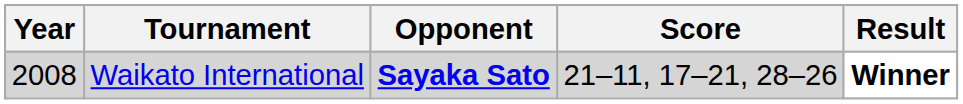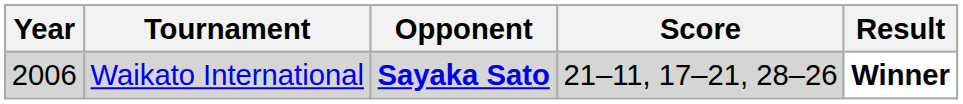(44, 75) 2008 -> (44, 75) 2006
